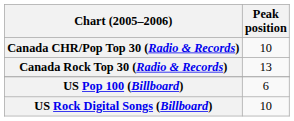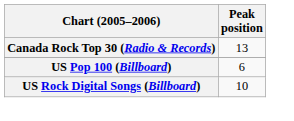- row: (123, 47)
